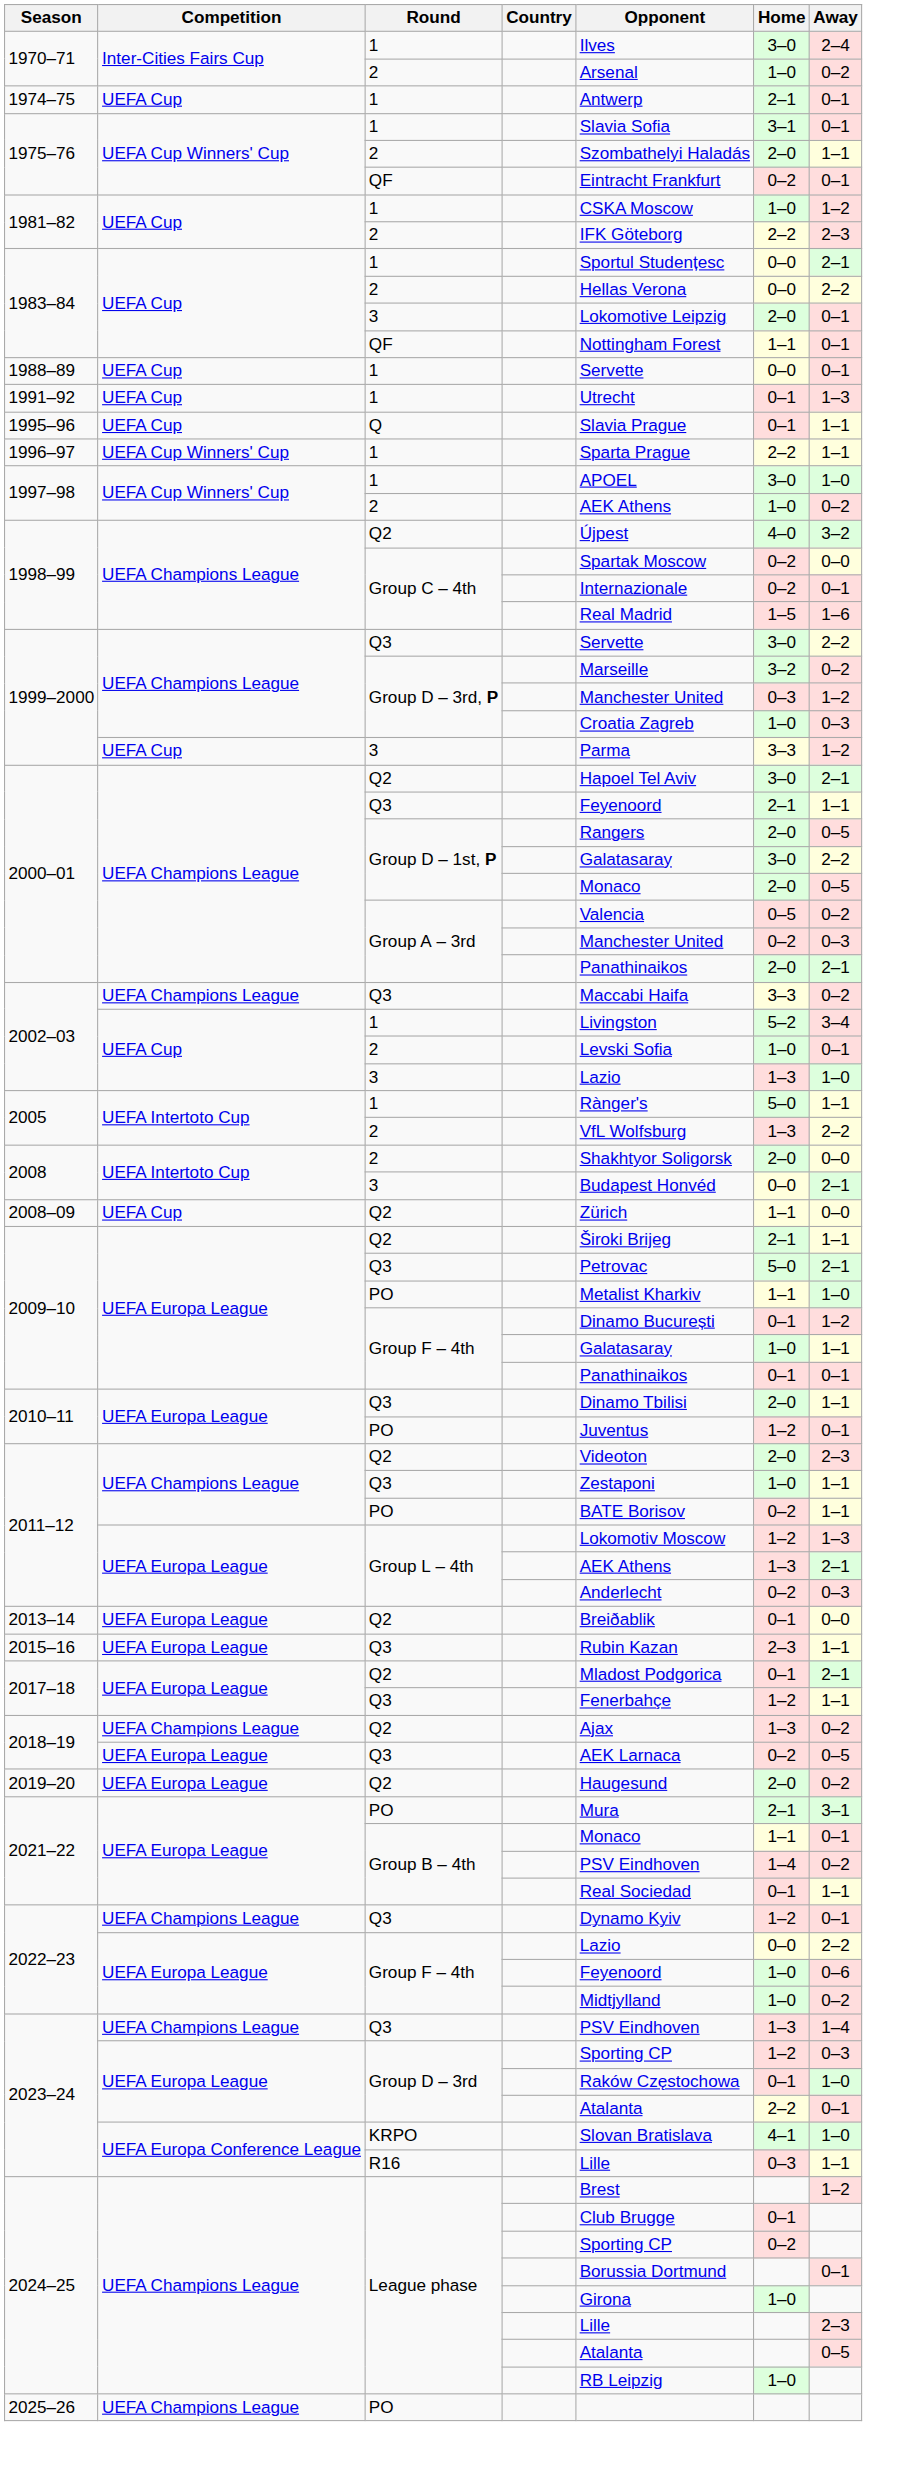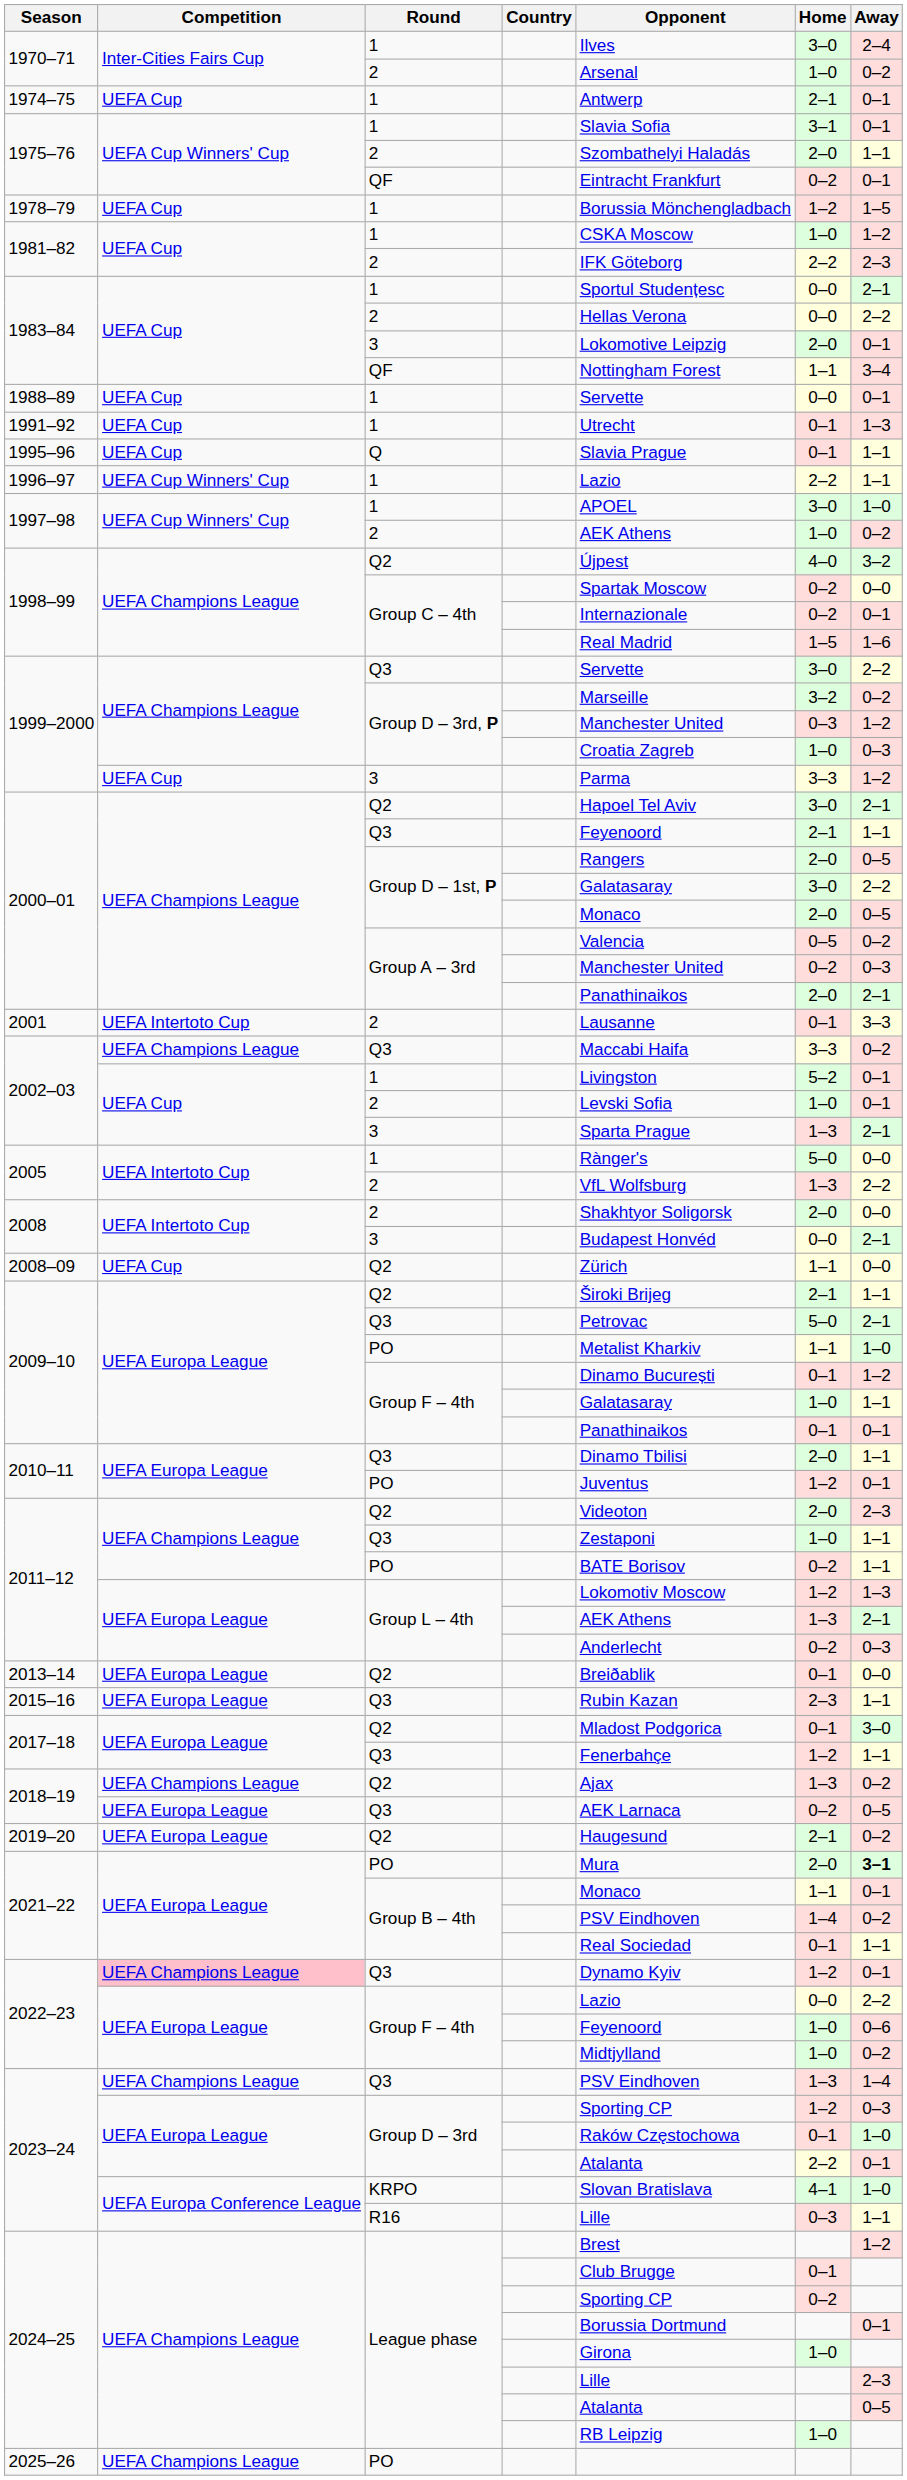+ row: (42, 208)
(836, 343) 0–1 -> (877, 371) 3–4
(635, 452) Sparta Prague -> (600, 479) Lazio
+ row: (28, 1022)
(836, 1022) 3–4 -> (877, 1076) 0–1
(600, 1076) Lazio -> (635, 1131) Sparta Prague
(836, 1076) 1–0 -> (877, 1131) 2–1
(836, 1104) 1–1 -> (877, 1158) 0–0
(836, 1674) 2–1 -> (877, 1728) 3–0
(782, 1782) 2–0 -> (823, 1837) 2–1
(782, 1810) 2–1 -> (823, 1864) 2–0
(836, 1810) normal -> (877, 1864) bold
(201, 1918) no background -> (201, 1972) pink background
